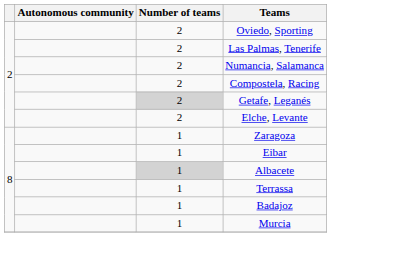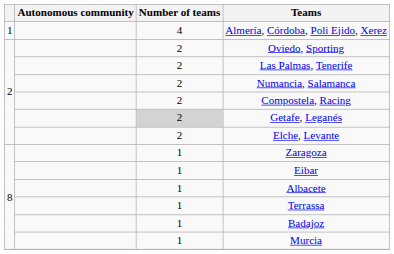+ row: (306, 30)
(180, 170) lightgrey background -> (180, 188) no background
